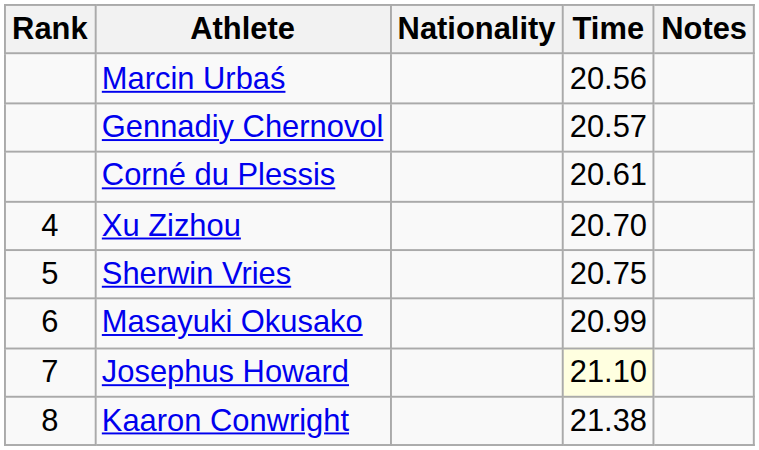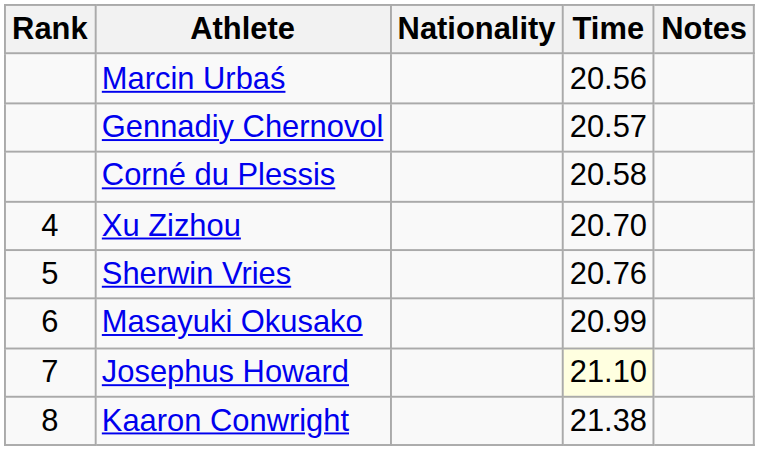(608, 175) 20.61 -> (608, 175) 20.58
(608, 273) 20.75 -> (608, 273) 20.76
